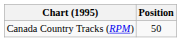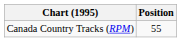(156, 28) 50 -> (156, 28) 55
